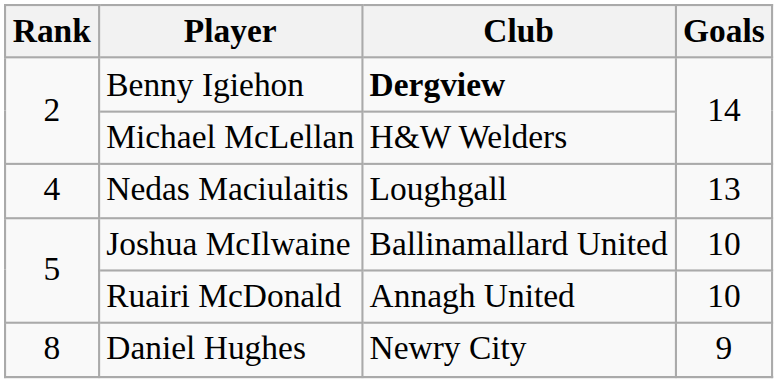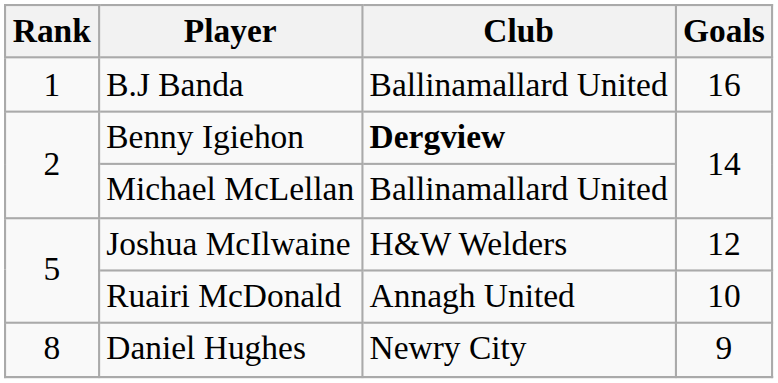+ row: (175, 84)
(468, 137) H&W Welders -> (519, 190) Ballinamallard United
- row: (227, 190)
(519, 243) Ballinamallard United -> (468, 243) H&W Welders
(724, 243) 10 -> (724, 243) 12
